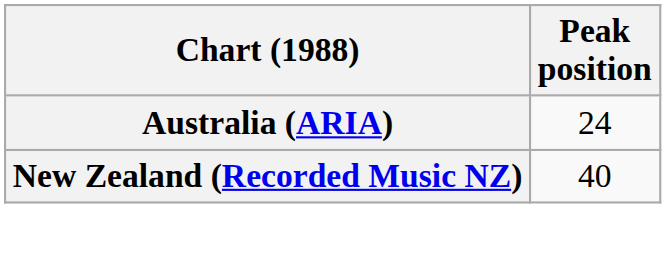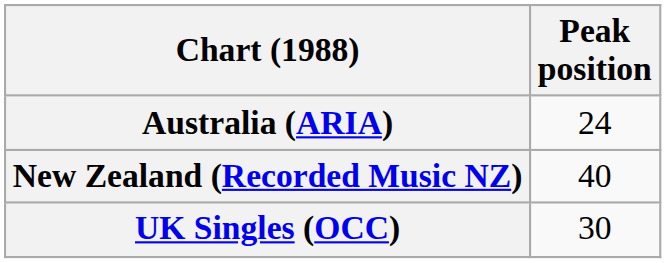+ row: (268, 228)
